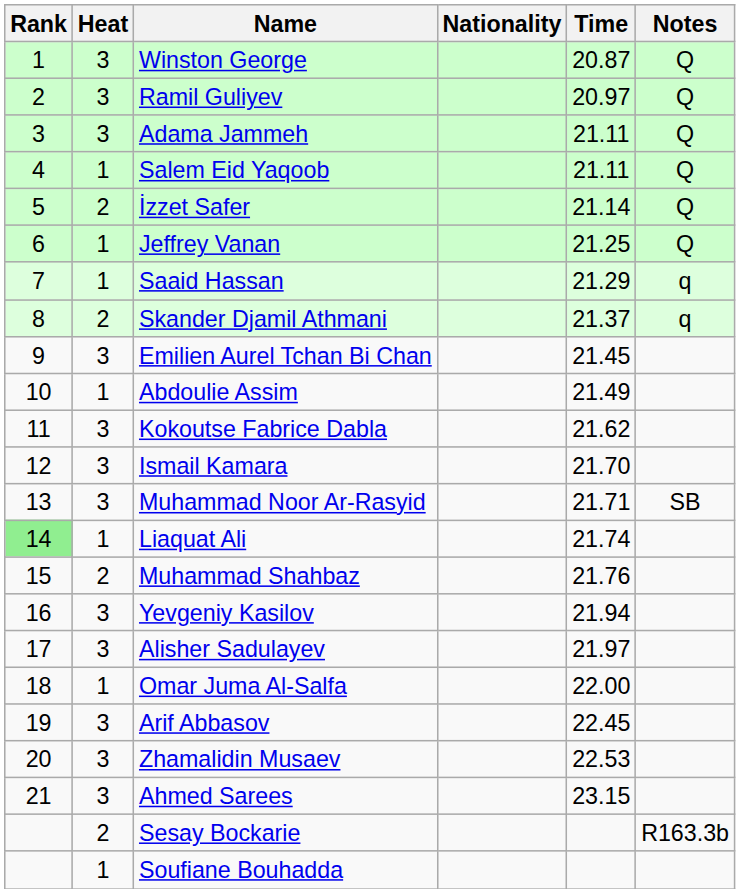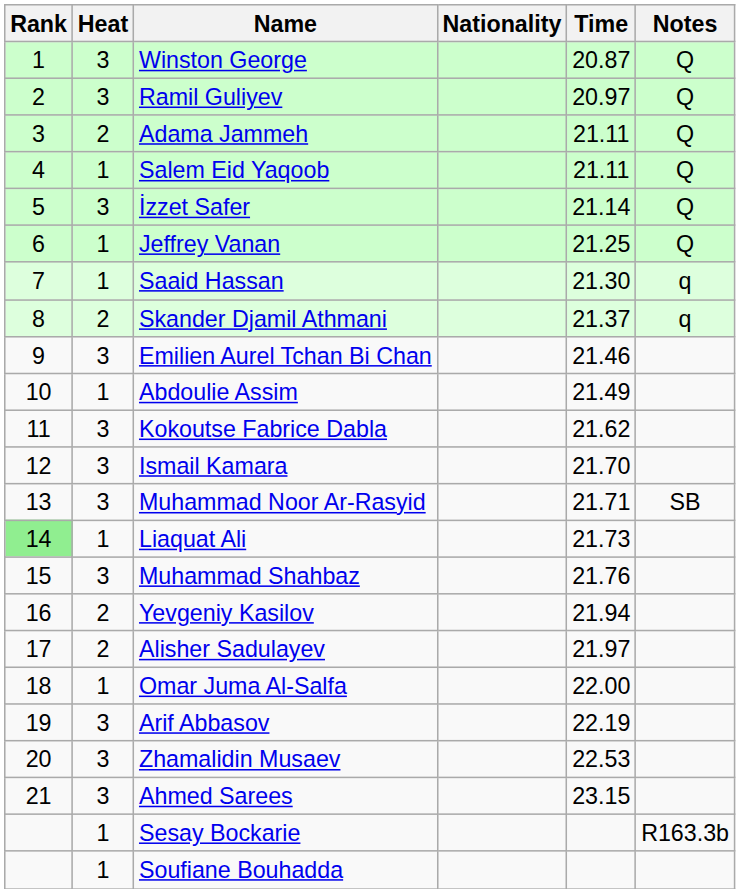(103, 134) 3 -> (103, 134) 2
(103, 207) 2 -> (103, 207) 3
(601, 281) 21.29 -> (601, 281) 21.30
(601, 355) 21.45 -> (601, 355) 21.46
(601, 539) 21.74 -> (601, 539) 21.73
(103, 576) 2 -> (103, 576) 3
(103, 612) 3 -> (103, 612) 2
(103, 649) 3 -> (103, 649) 2
(601, 723) 22.45 -> (601, 723) 22.19
(103, 833) 2 -> (103, 833) 1
